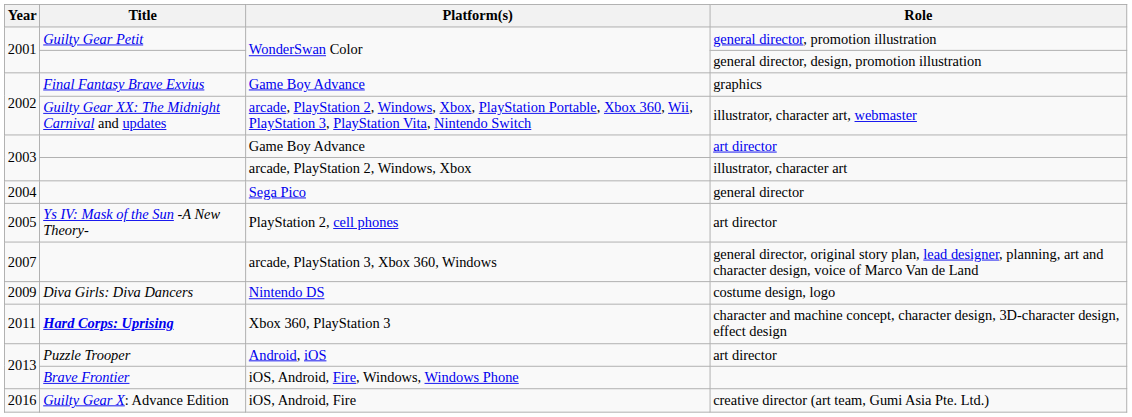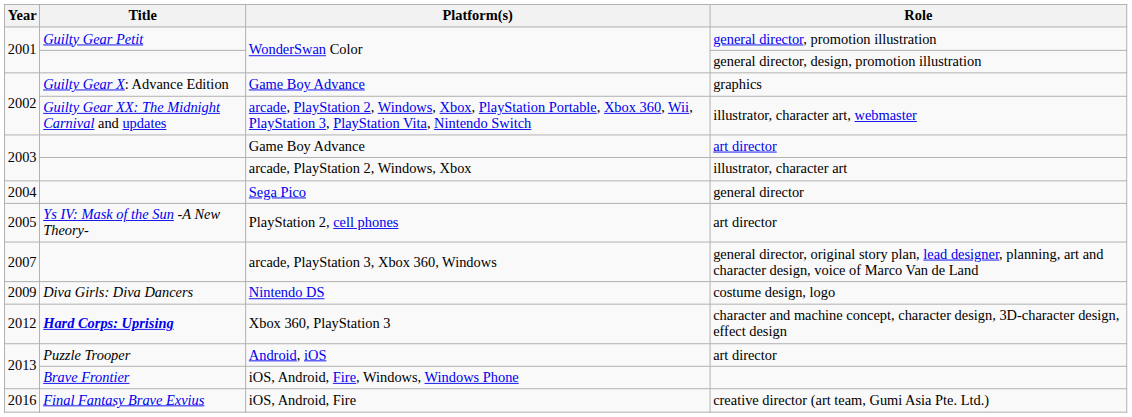(124, 84) Final Fantasy Brave Exvius -> (136, 84) Guilty Gear X: Advance Edition
(22, 323) 2011 -> (22, 323) 2012
(136, 400) Guilty Gear X: Advance Edition -> (124, 400) Final Fantasy Brave Exvius
